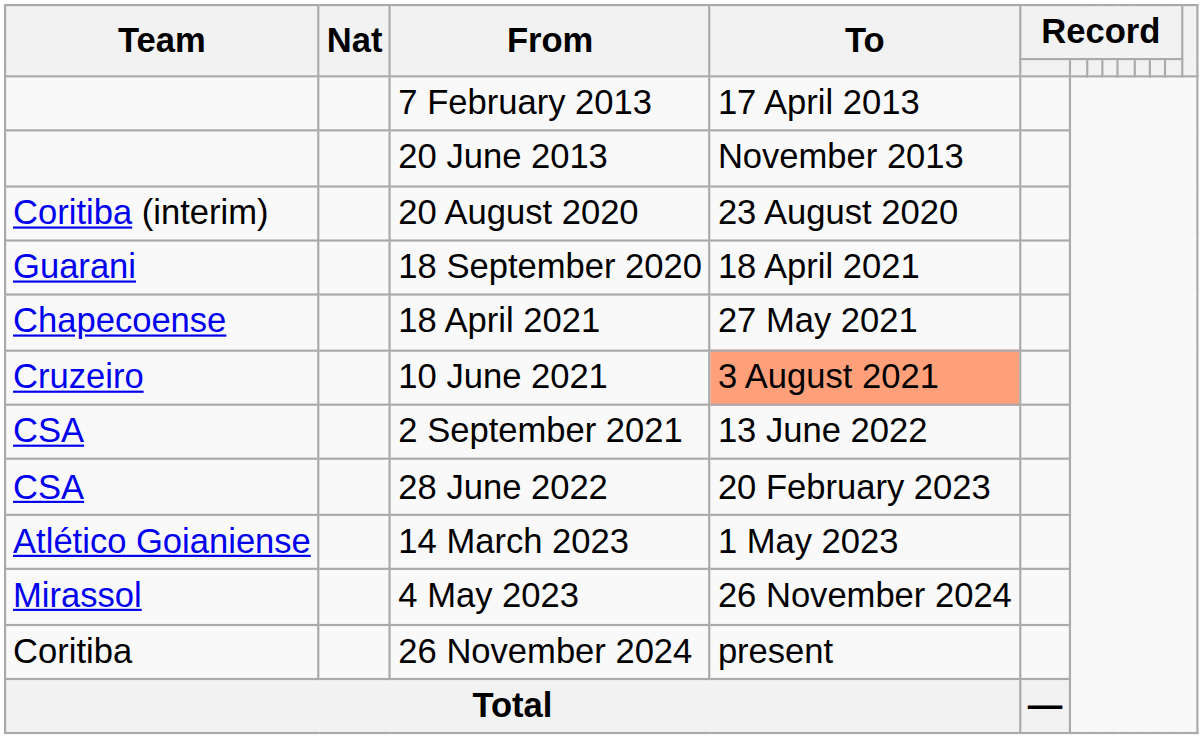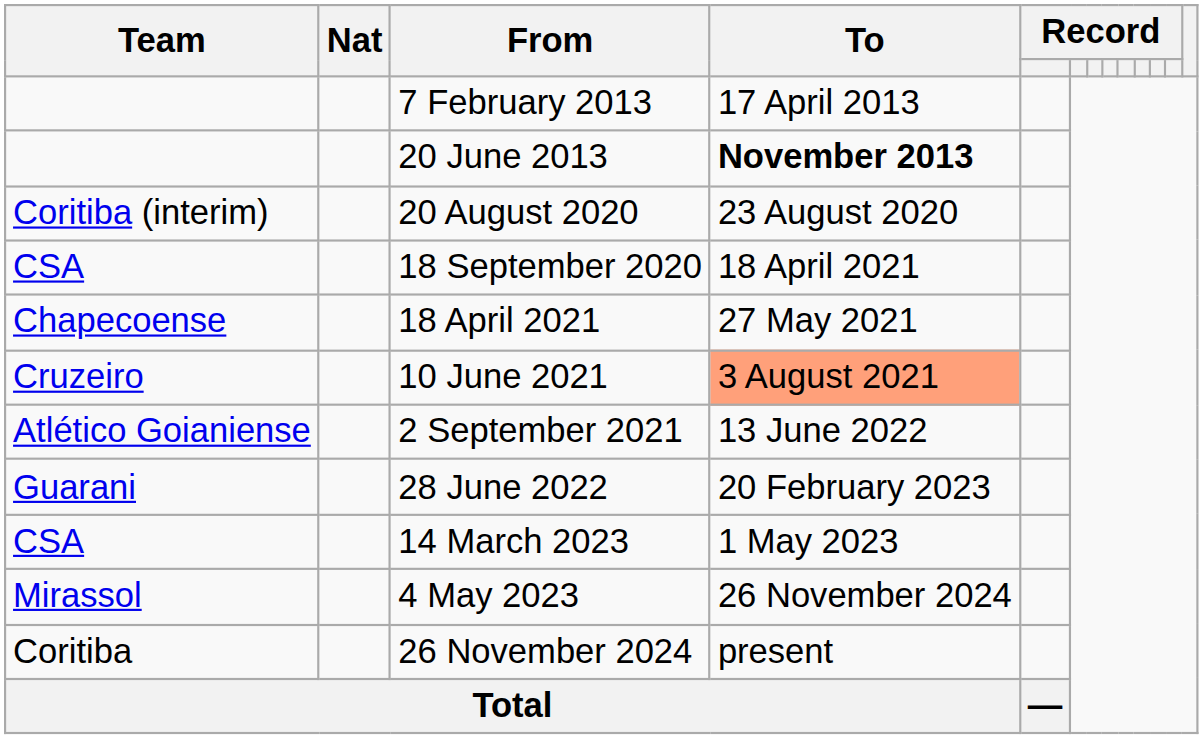(841, 157) normal -> (846, 157) bold
(75, 267) Guarani -> (49, 267) CSA
(49, 431) CSA -> (162, 431) Atlético Goianiense
(49, 486) CSA -> (75, 486) Guarani
(162, 541) Atlético Goianiense -> (49, 541) CSA
